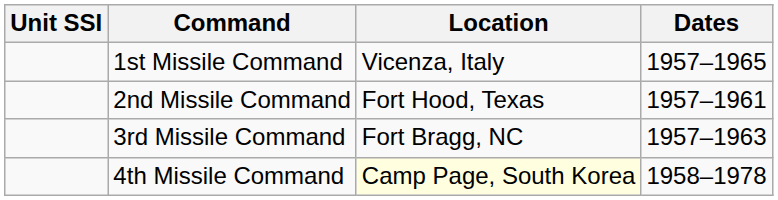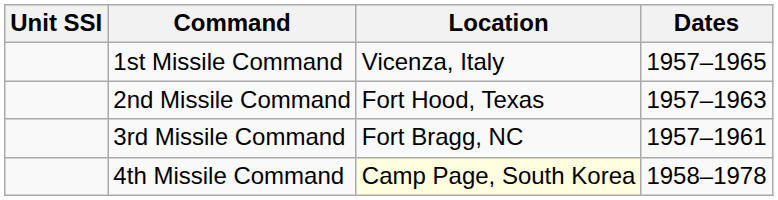(706, 99) 1957–1961 -> (706, 99) 1957–1963
(706, 137) 1957–1963 -> (706, 137) 1957–1961
